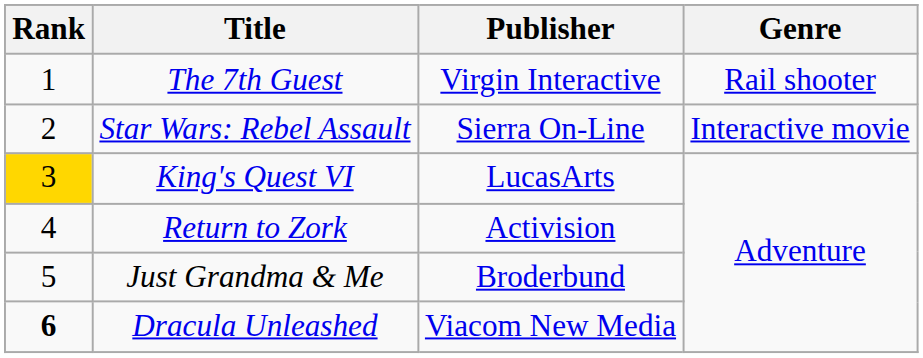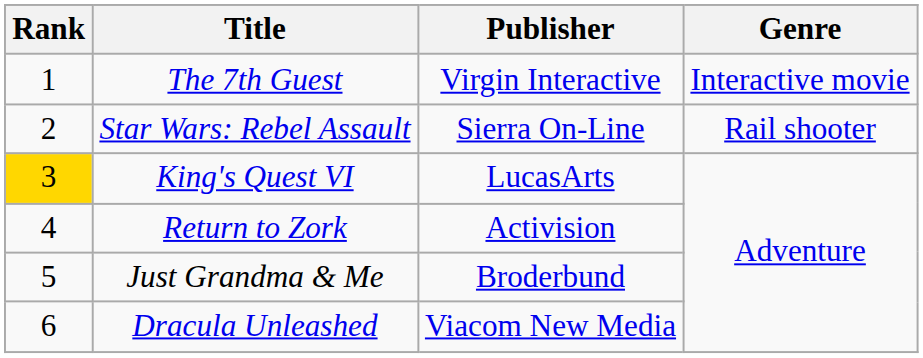(800, 78) Rail shooter -> (800, 78) Interactive movie
(800, 128) Interactive movie -> (800, 128) Rail shooter
(49, 326) bold -> (49, 326) normal
